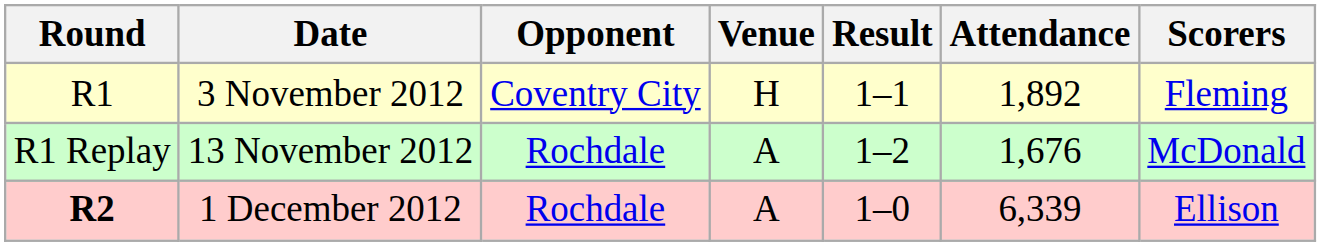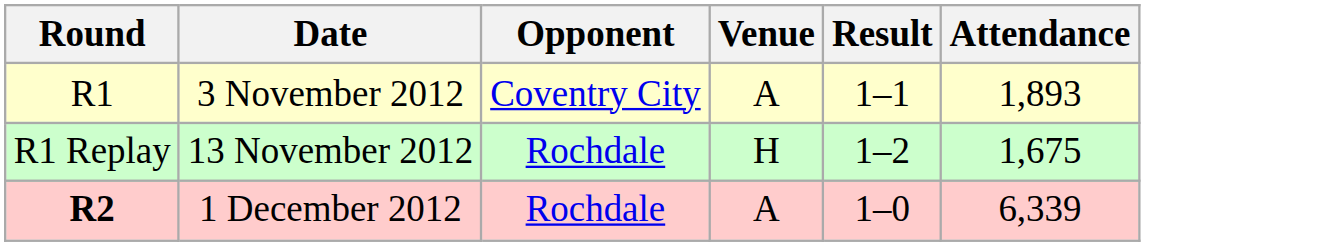- column: (1226, 33)
(766, 92) H -> (766, 92) A
(1040, 92) 1,892 -> (1040, 92) 1,893
(766, 151) A -> (766, 151) H
(1040, 151) 1,676 -> (1040, 151) 1,675
